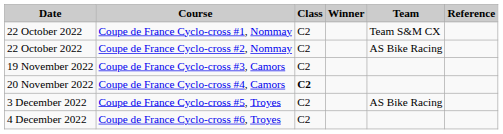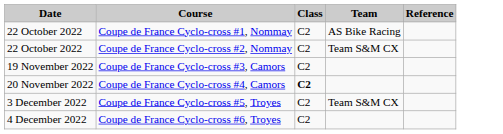- column: (346, 13)
(405, 31) Team S&M CX -> (364, 31) AS Bike Racing
(406, 48) AS Bike Racing -> (363, 48) Team S&M CX
(406, 102) AS Bike Racing -> (363, 102) Team S&M CX
